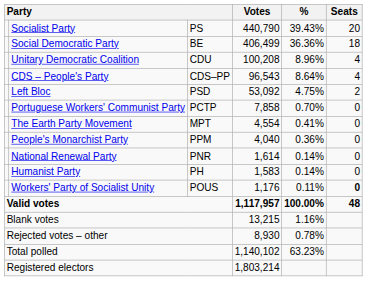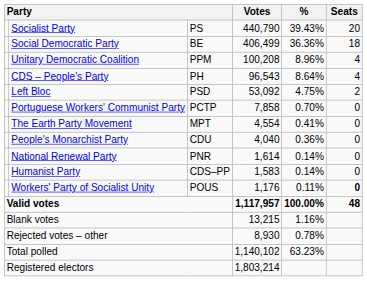(201, 60) CDU -> (201, 60) PPM
(210, 76) CDS–PP -> (197, 76) PH
(201, 140) PPM -> (201, 140) CDU
(197, 172) PH -> (210, 172) CDS–PP
